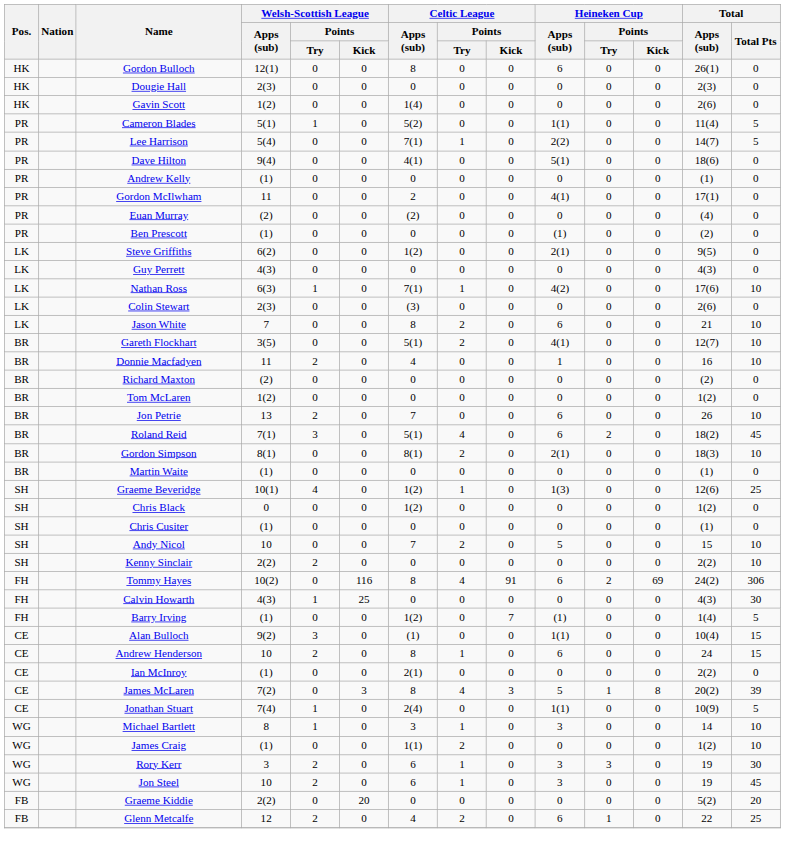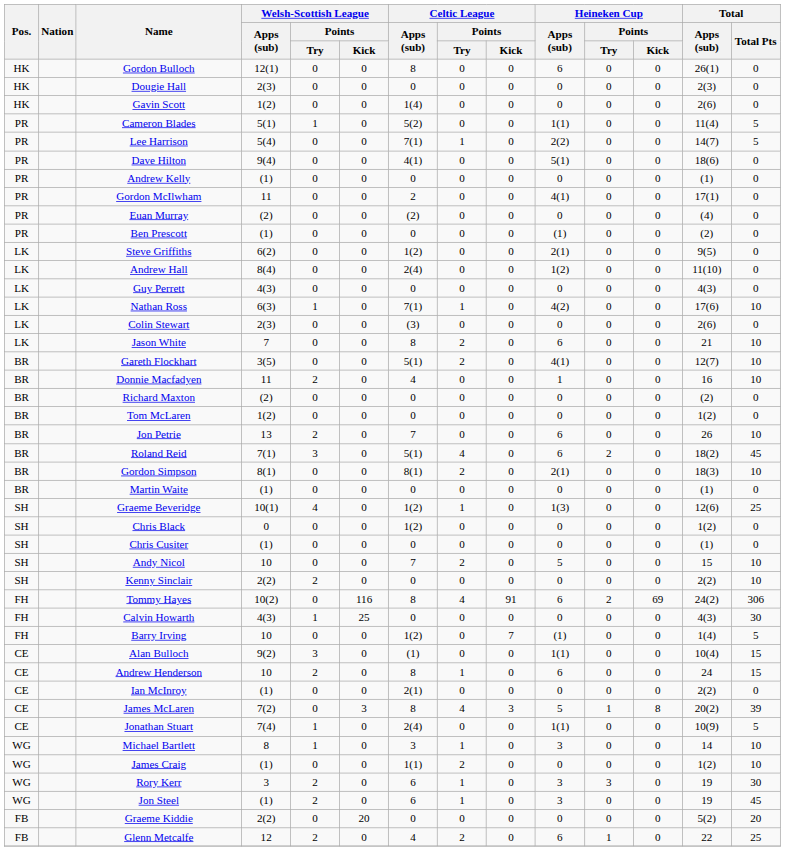+ row: (159, 269)
(266, 617) (1) -> (266, 635) 10
(266, 782) 10 -> (266, 800) (1)
